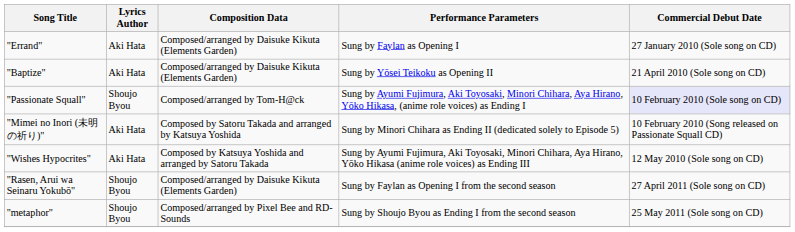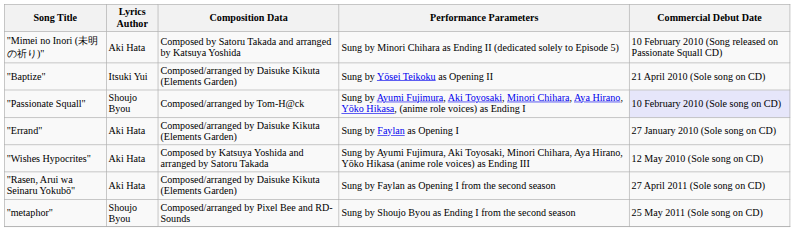rows swapped: (24, 45) <-> (53, 129)
(127, 72) Aki Hata -> (128, 76) Itsuki Yui
(123, 185) Shoujo Byou -> (127, 185) Aki Hata
